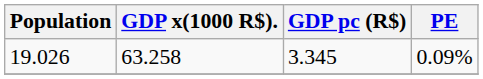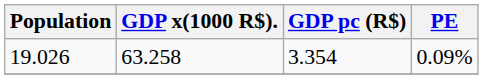(312, 56) 3.345 -> (312, 56) 3.354
